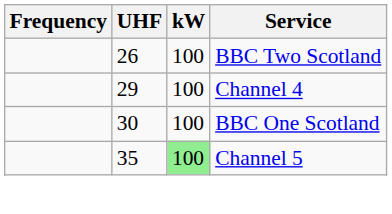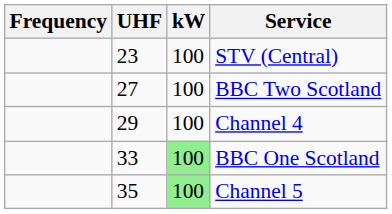+ row: (277, 55)
(127, 55) 26 -> (127, 89) 27
(127, 123) 30 -> (127, 157) 33
(188, 123) no background -> (188, 157) lightgreen background
